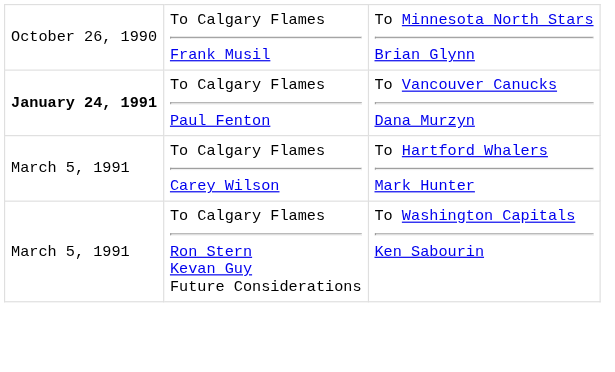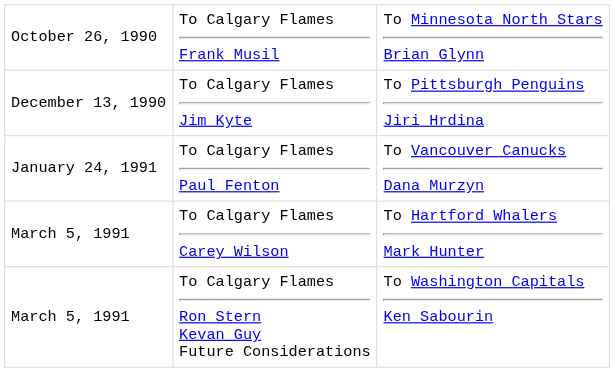+ row: (275, 103)
(84, 103) bold -> (84, 168) normal
